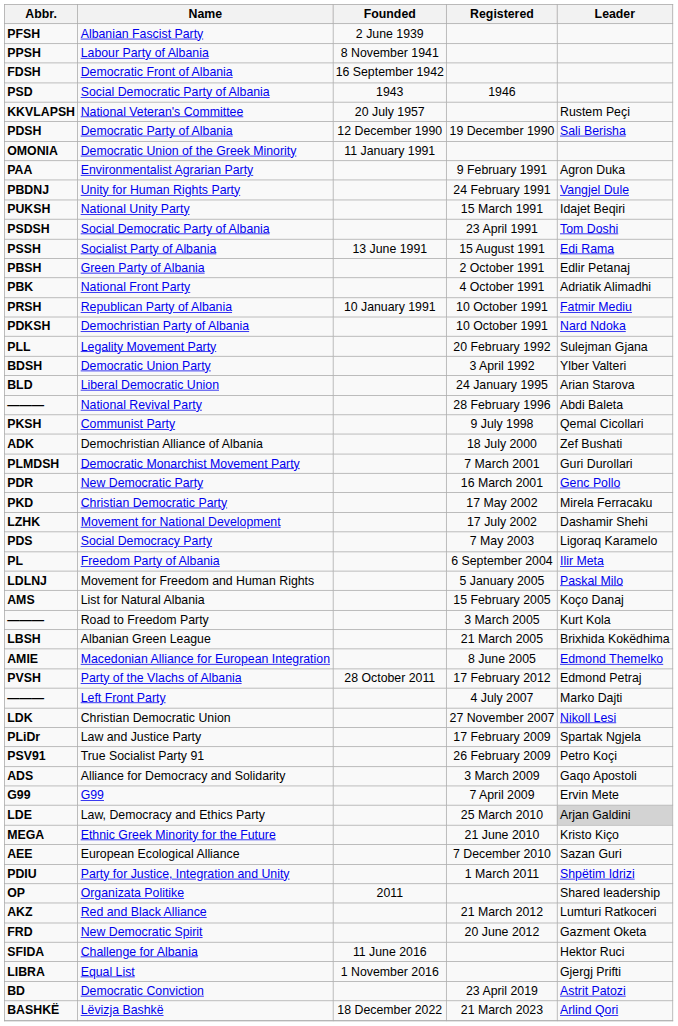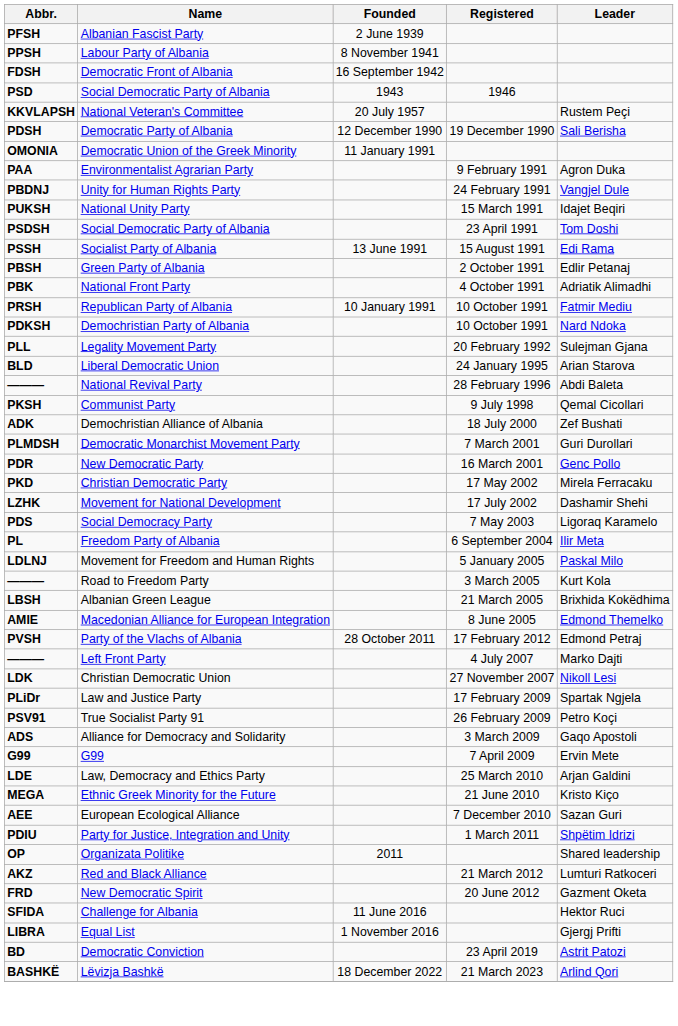- row: (25, 365)
- row: (21, 600)
(595, 815) lightgrey background -> (595, 776) no background
